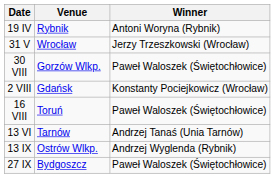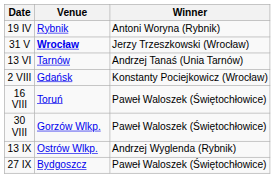(57, 45) normal -> (58, 45) bold
rows swapped: (19, 133) <-> (19, 67)
